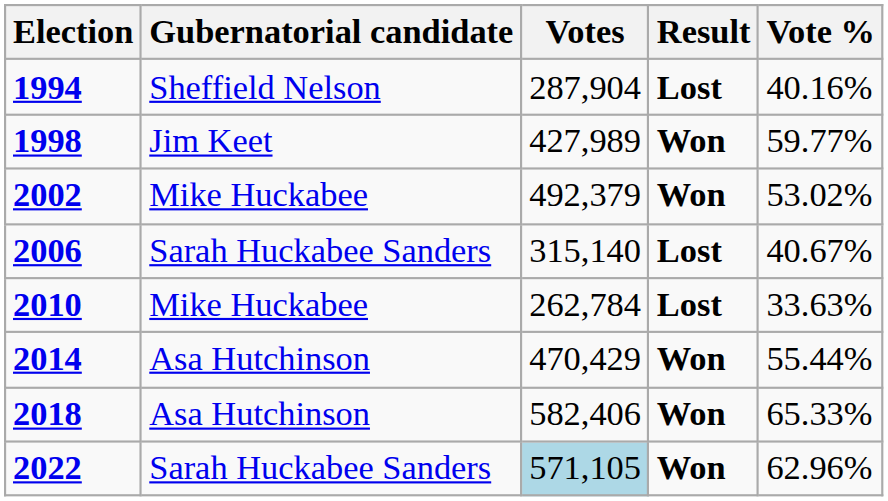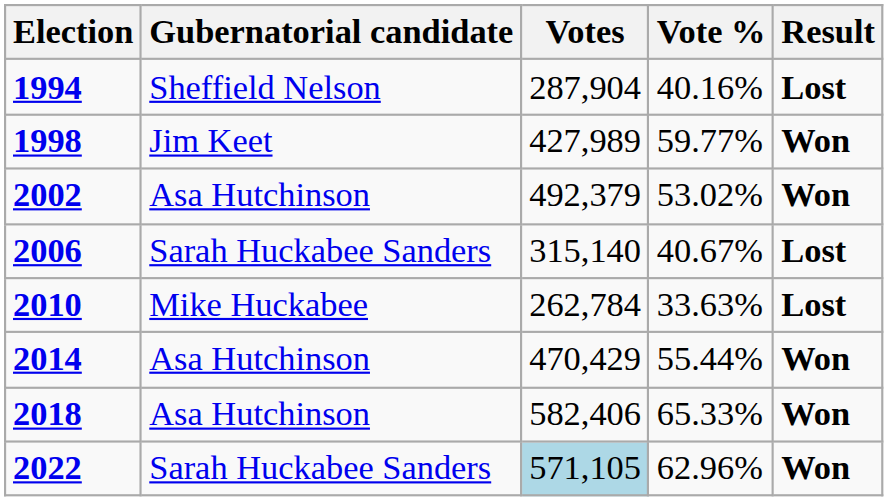columns swapped: (821, 31) <-> (704, 31)
(259, 195) Mike Huckabee -> (260, 195) Asa Hutchinson
